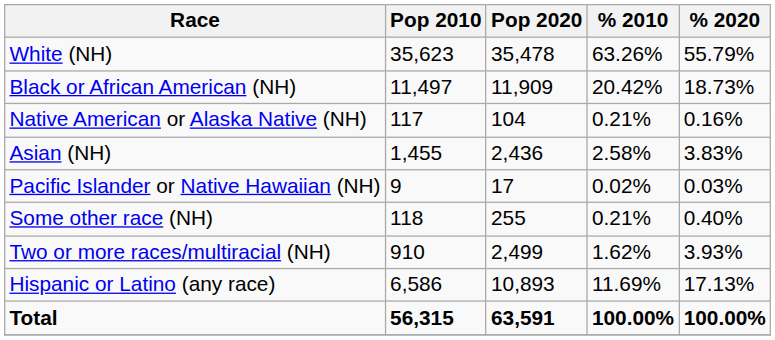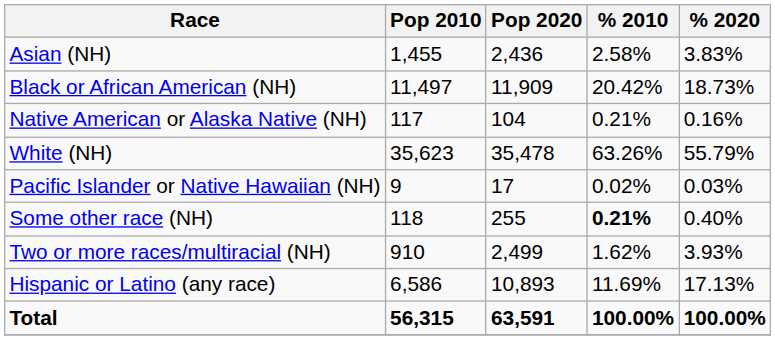rows swapped: (61, 53) <-> (60, 152)
(621, 218) normal -> (621, 218) bold
